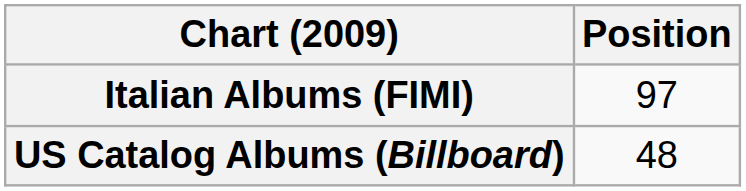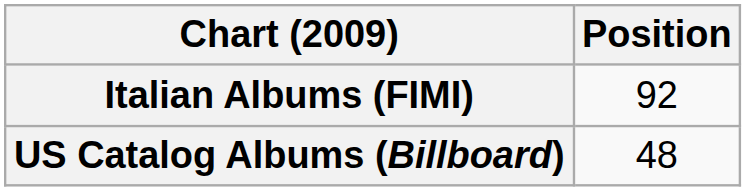(657, 94) 97 -> (657, 94) 92
